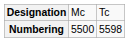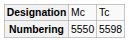(83, 29) 5500 -> (83, 29) 5550
